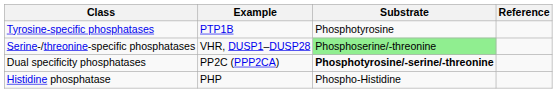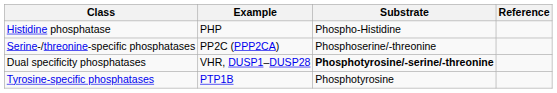rows swapped: (80, 29) <-> (59, 79)
(255, 46) VHR, DUSP1–DUSP28 -> (240, 46) PP2C (PPP2CA)
(376, 46) lightgreen background -> (376, 46) no background
(240, 63) PP2C (PPP2CA) -> (255, 63) VHR, DUSP1–DUSP28
